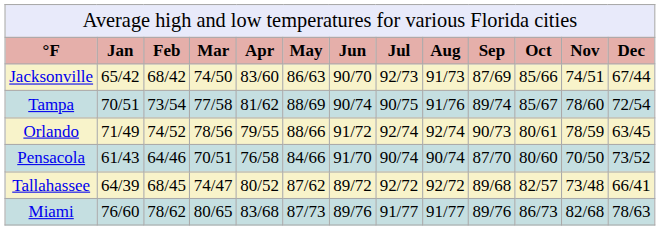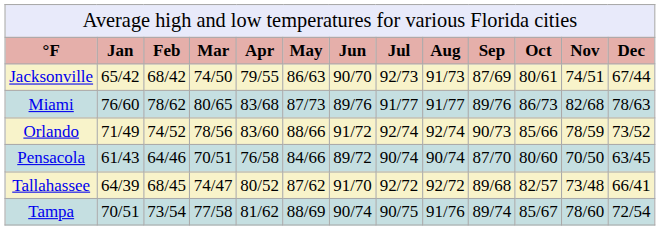(260, 77) 83/60 -> (260, 77) 79/55
(538, 77) 85/66 -> (538, 77) 80/61
rows swapped: (51, 211) <-> (51, 104)
(260, 131) 79/55 -> (260, 131) 83/60
(538, 131) 80/61 -> (538, 131) 85/66
(631, 131) 63/45 -> (631, 131) 73/52
(353, 158) 91/70 -> (353, 158) 89/72
(631, 158) 73/52 -> (631, 158) 63/45
(353, 184) 89/72 -> (353, 184) 91/70
